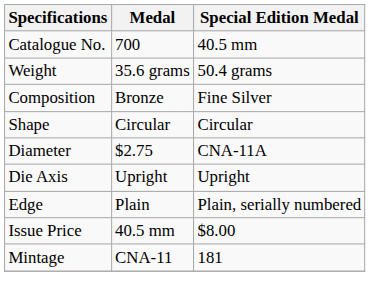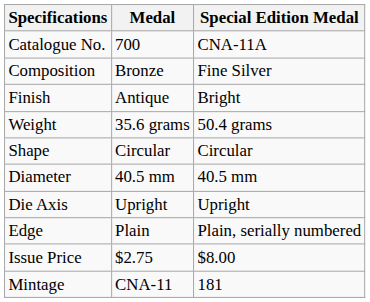(227, 44) 40.5 mm -> (232, 44) CNA-11A
rows swapped: (52, 97) <-> (32, 71)
+ row: (29, 97)
(134, 151) $2.75 -> (145, 177) 40.5 mm
(232, 151) CNA-11A -> (227, 177) 40.5 mm
(145, 230) 40.5 mm -> (134, 257) $2.75
